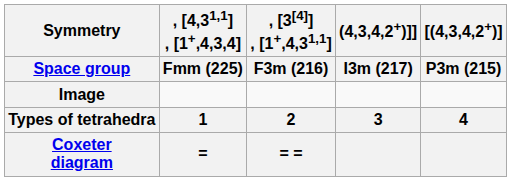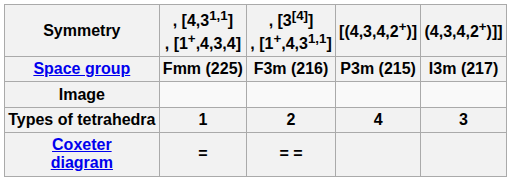columns swapped: (378, 69) <-> (464, 69)
